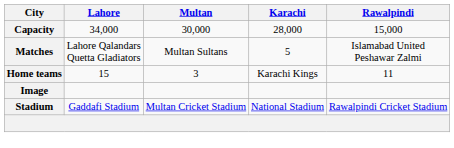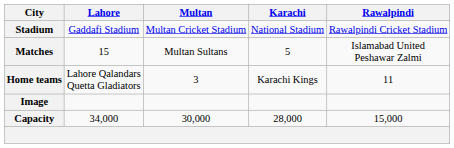rows swapped: (34, 106) <-> (34, 29)
(104, 51) Lahore Qalandars Quetta Gladiators -> (104, 51) 15
(104, 73) 15 -> (104, 79) Lahore Qalandars Quetta Gladiators
